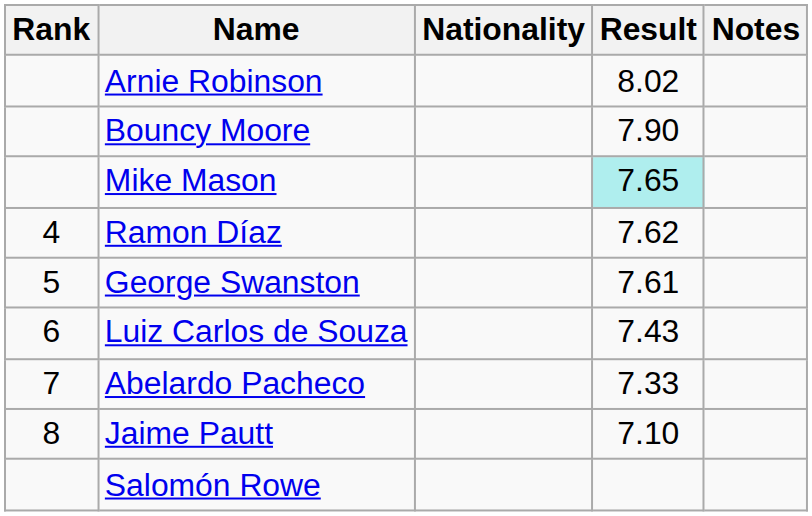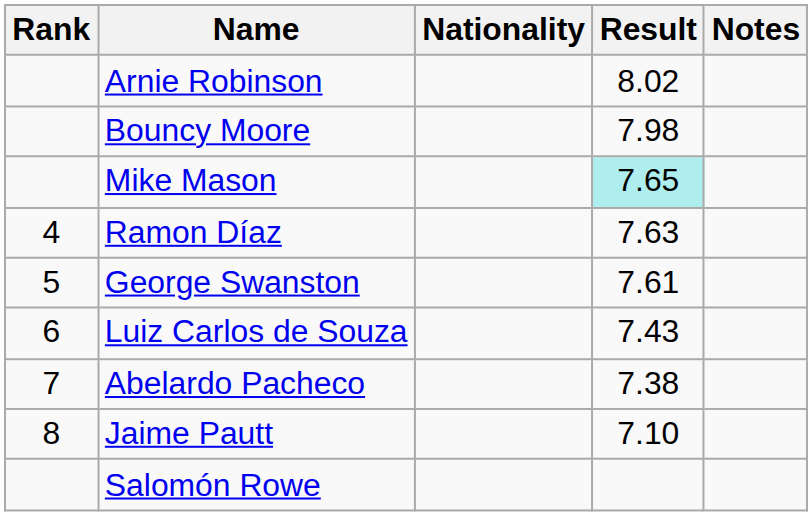(648, 130) 7.90 -> (648, 130) 7.98
(648, 231) 7.62 -> (648, 231) 7.63
(648, 383) 7.33 -> (648, 383) 7.38
